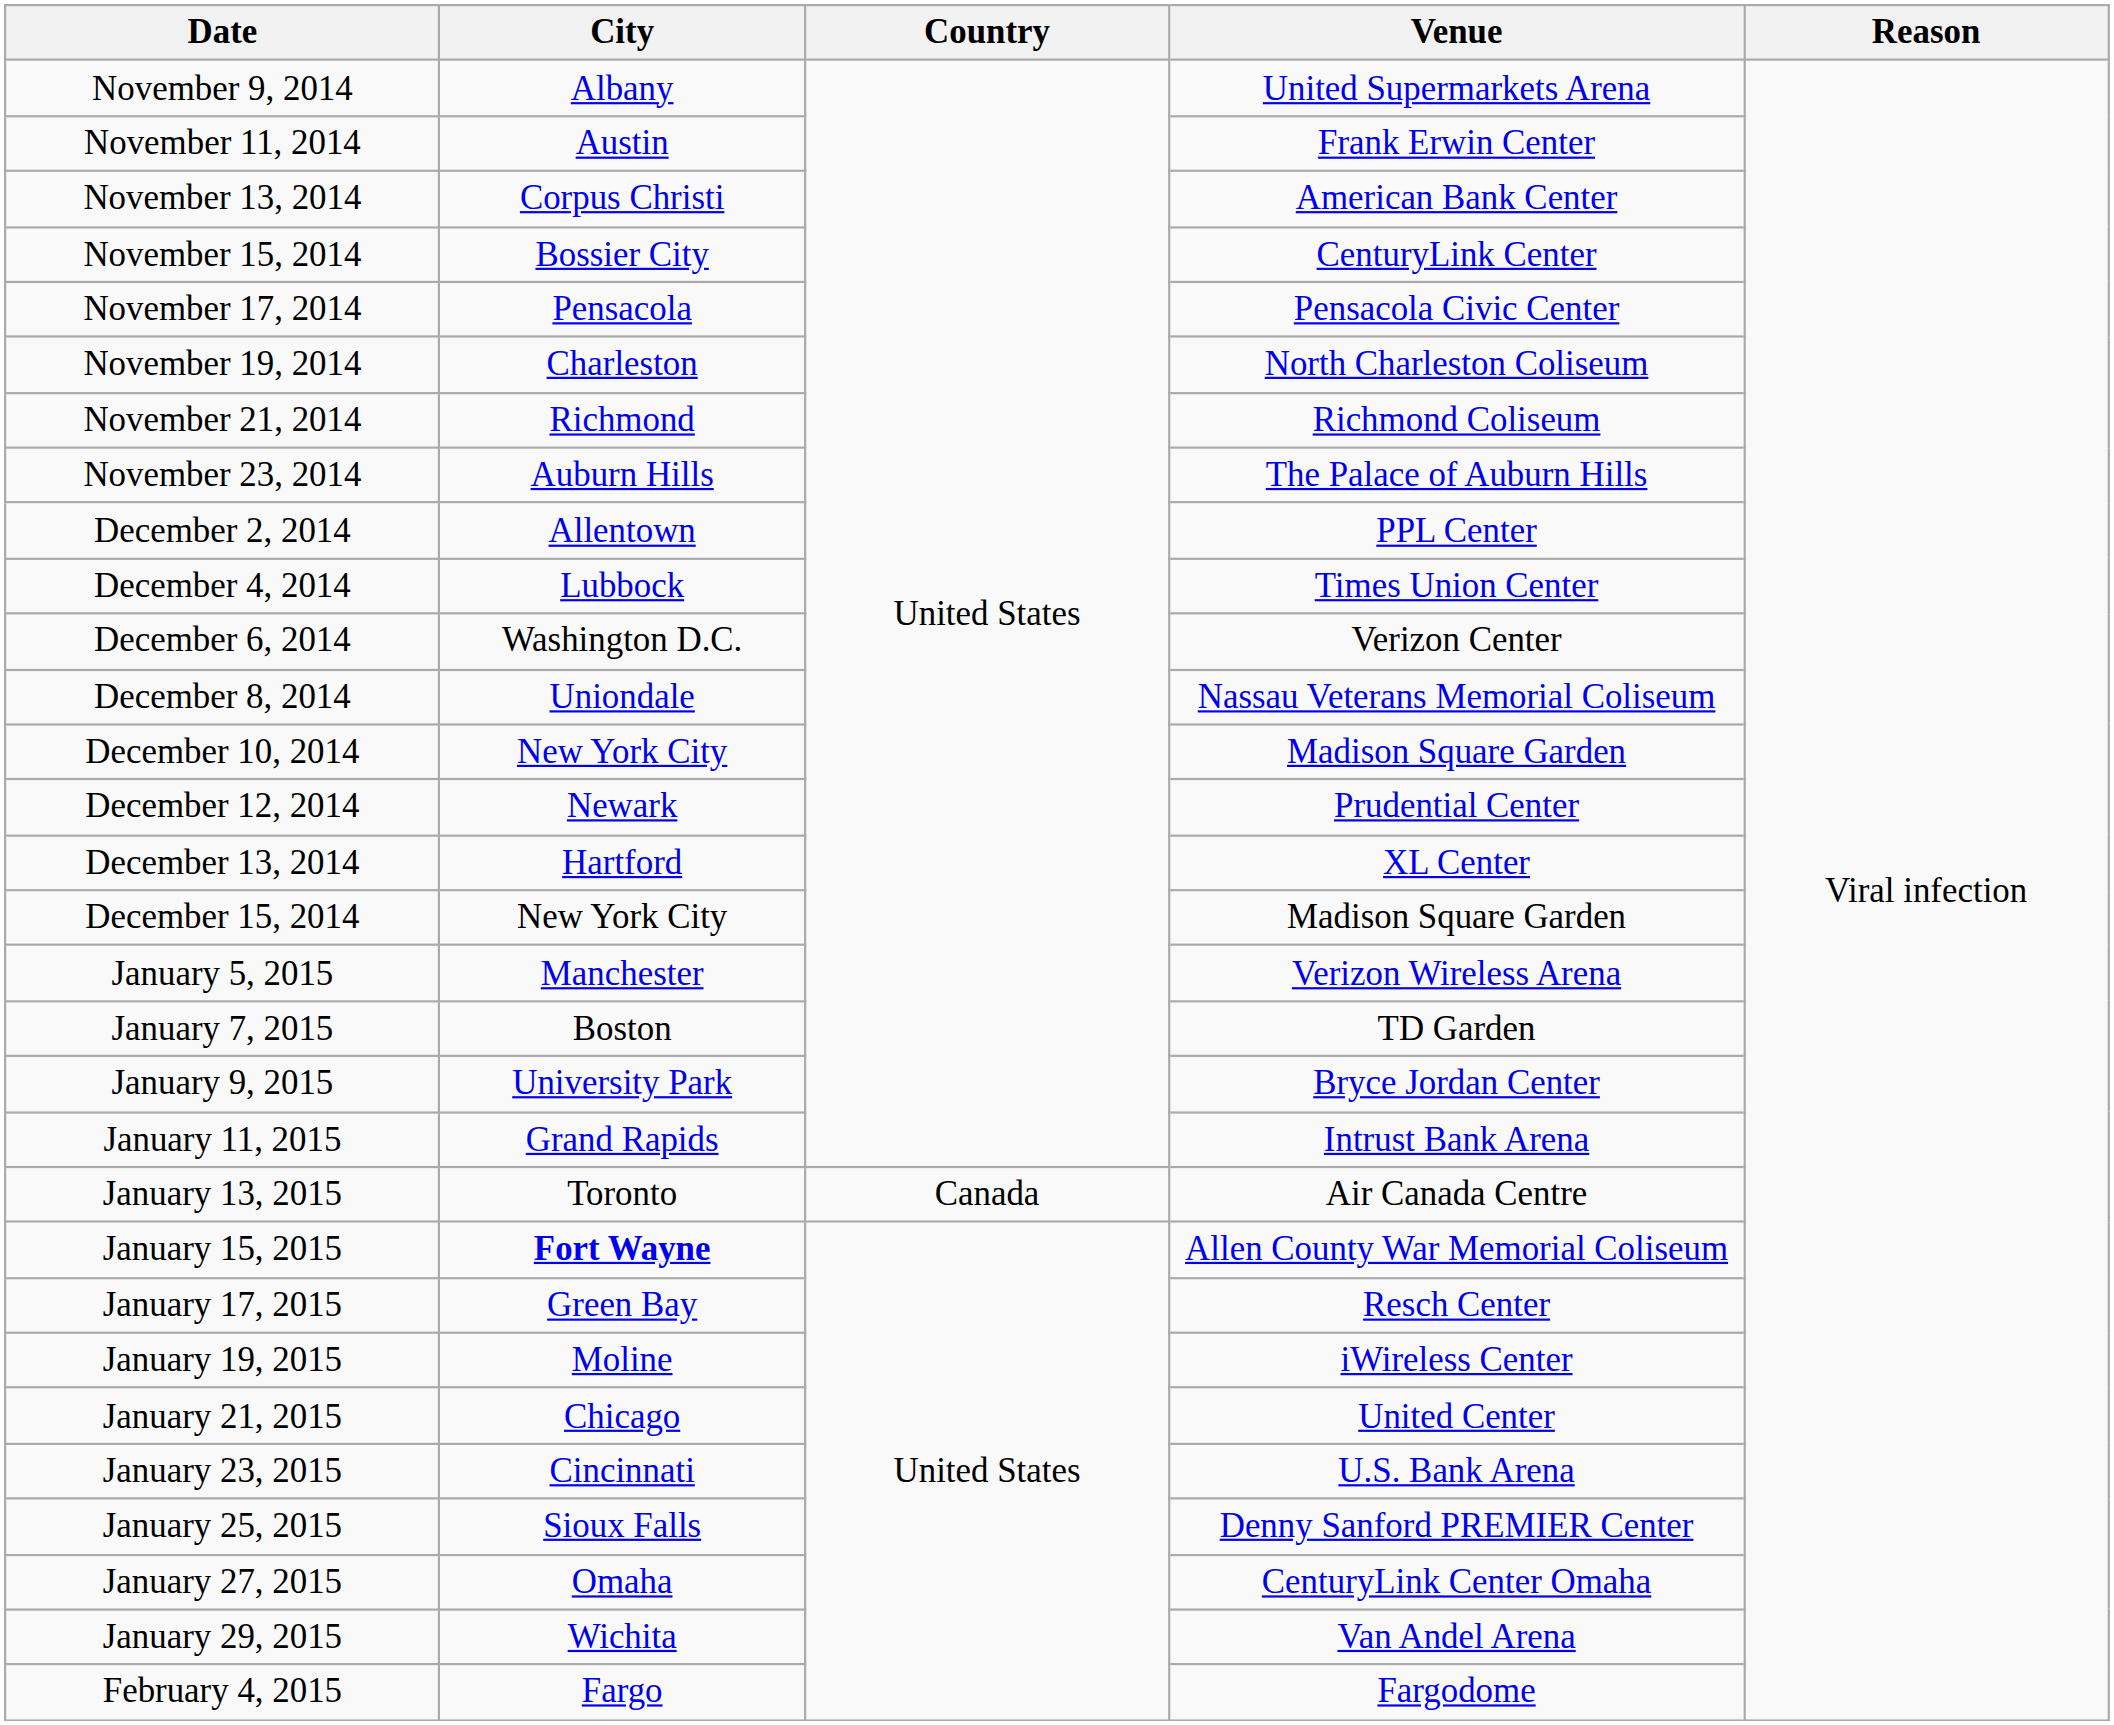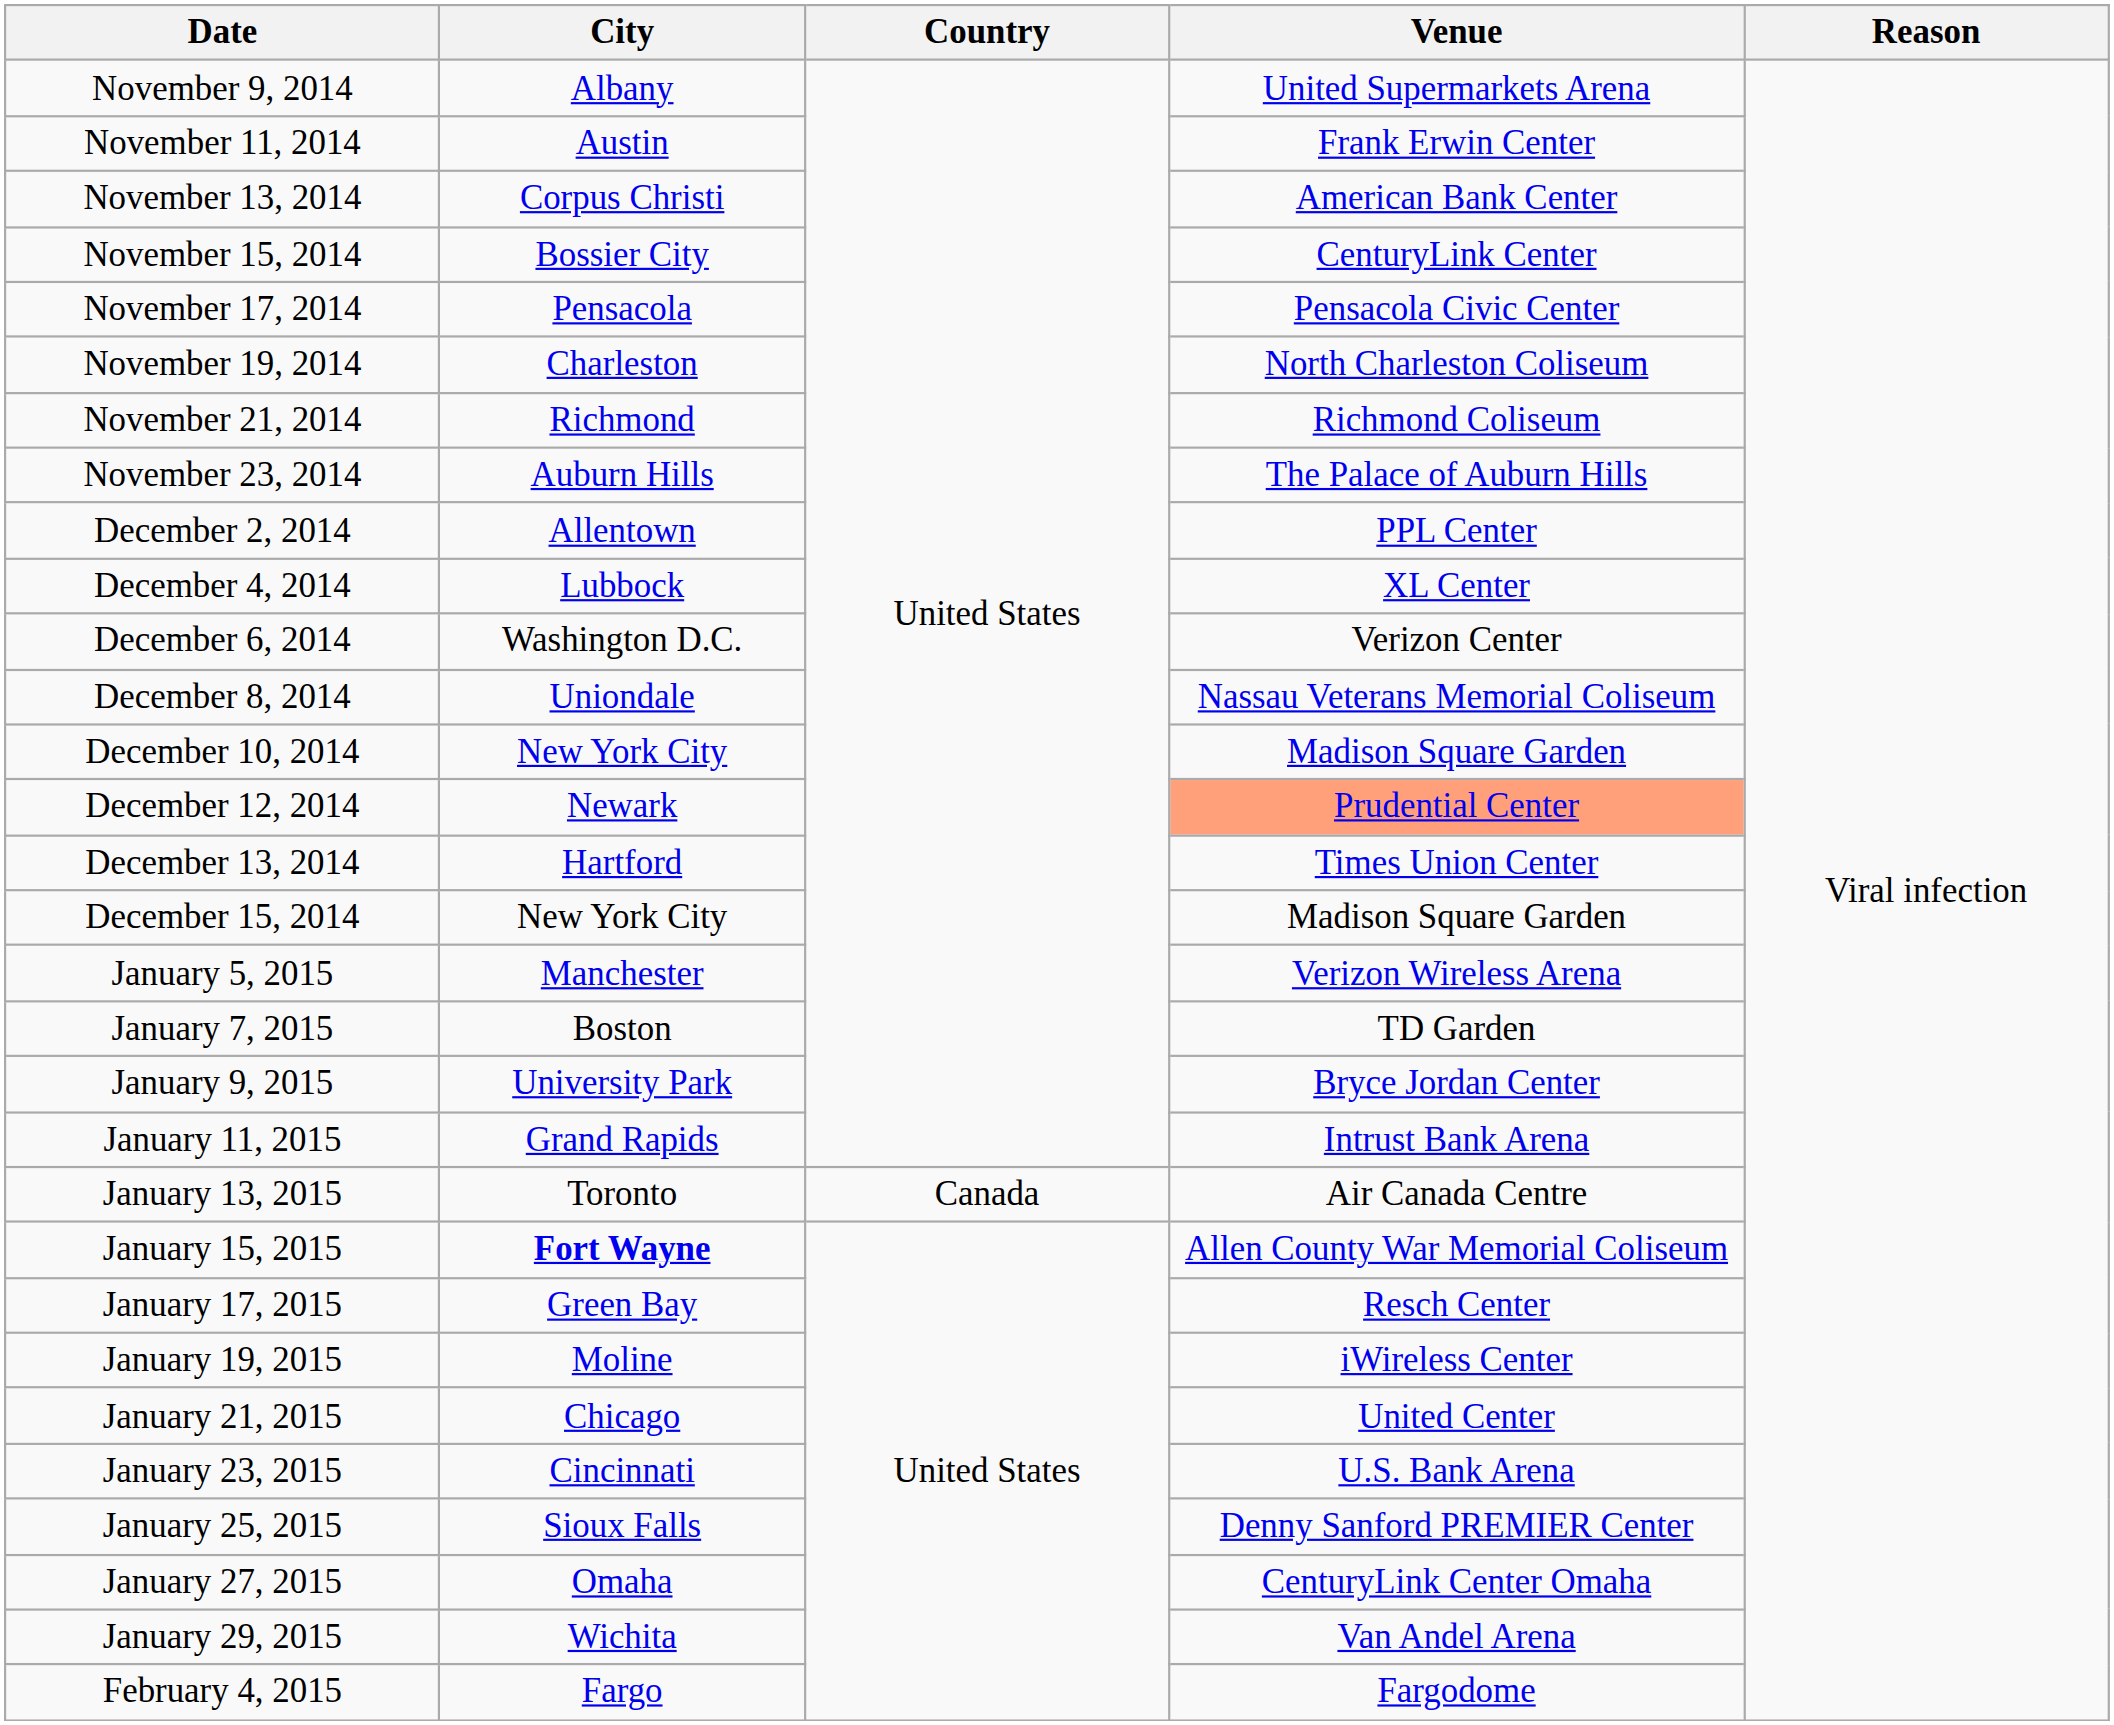(1457, 585) Times Union Center -> (1457, 585) XL Center
(1457, 806) no background -> (1457, 806) lightsalmon background
(1457, 861) XL Center -> (1457, 861) Times Union Center
